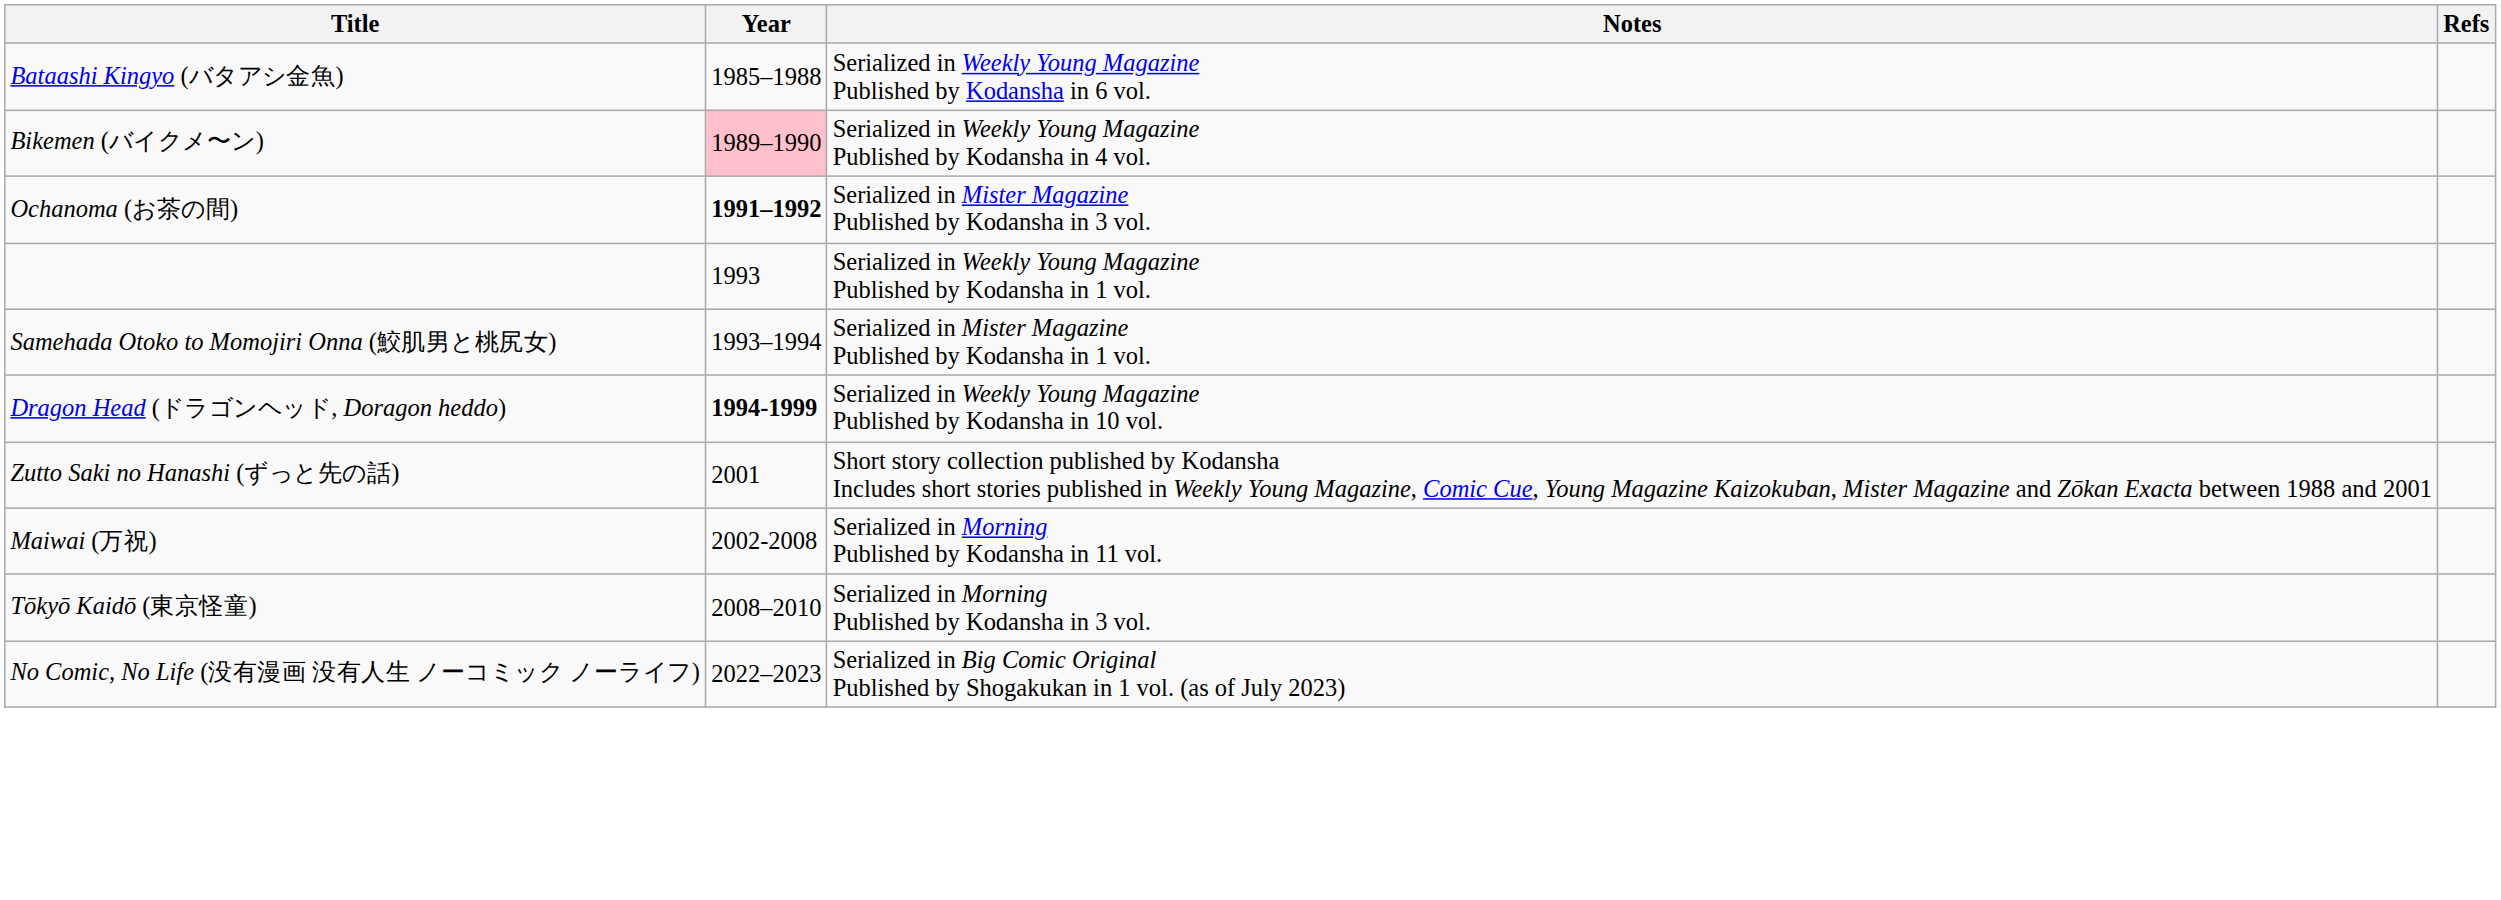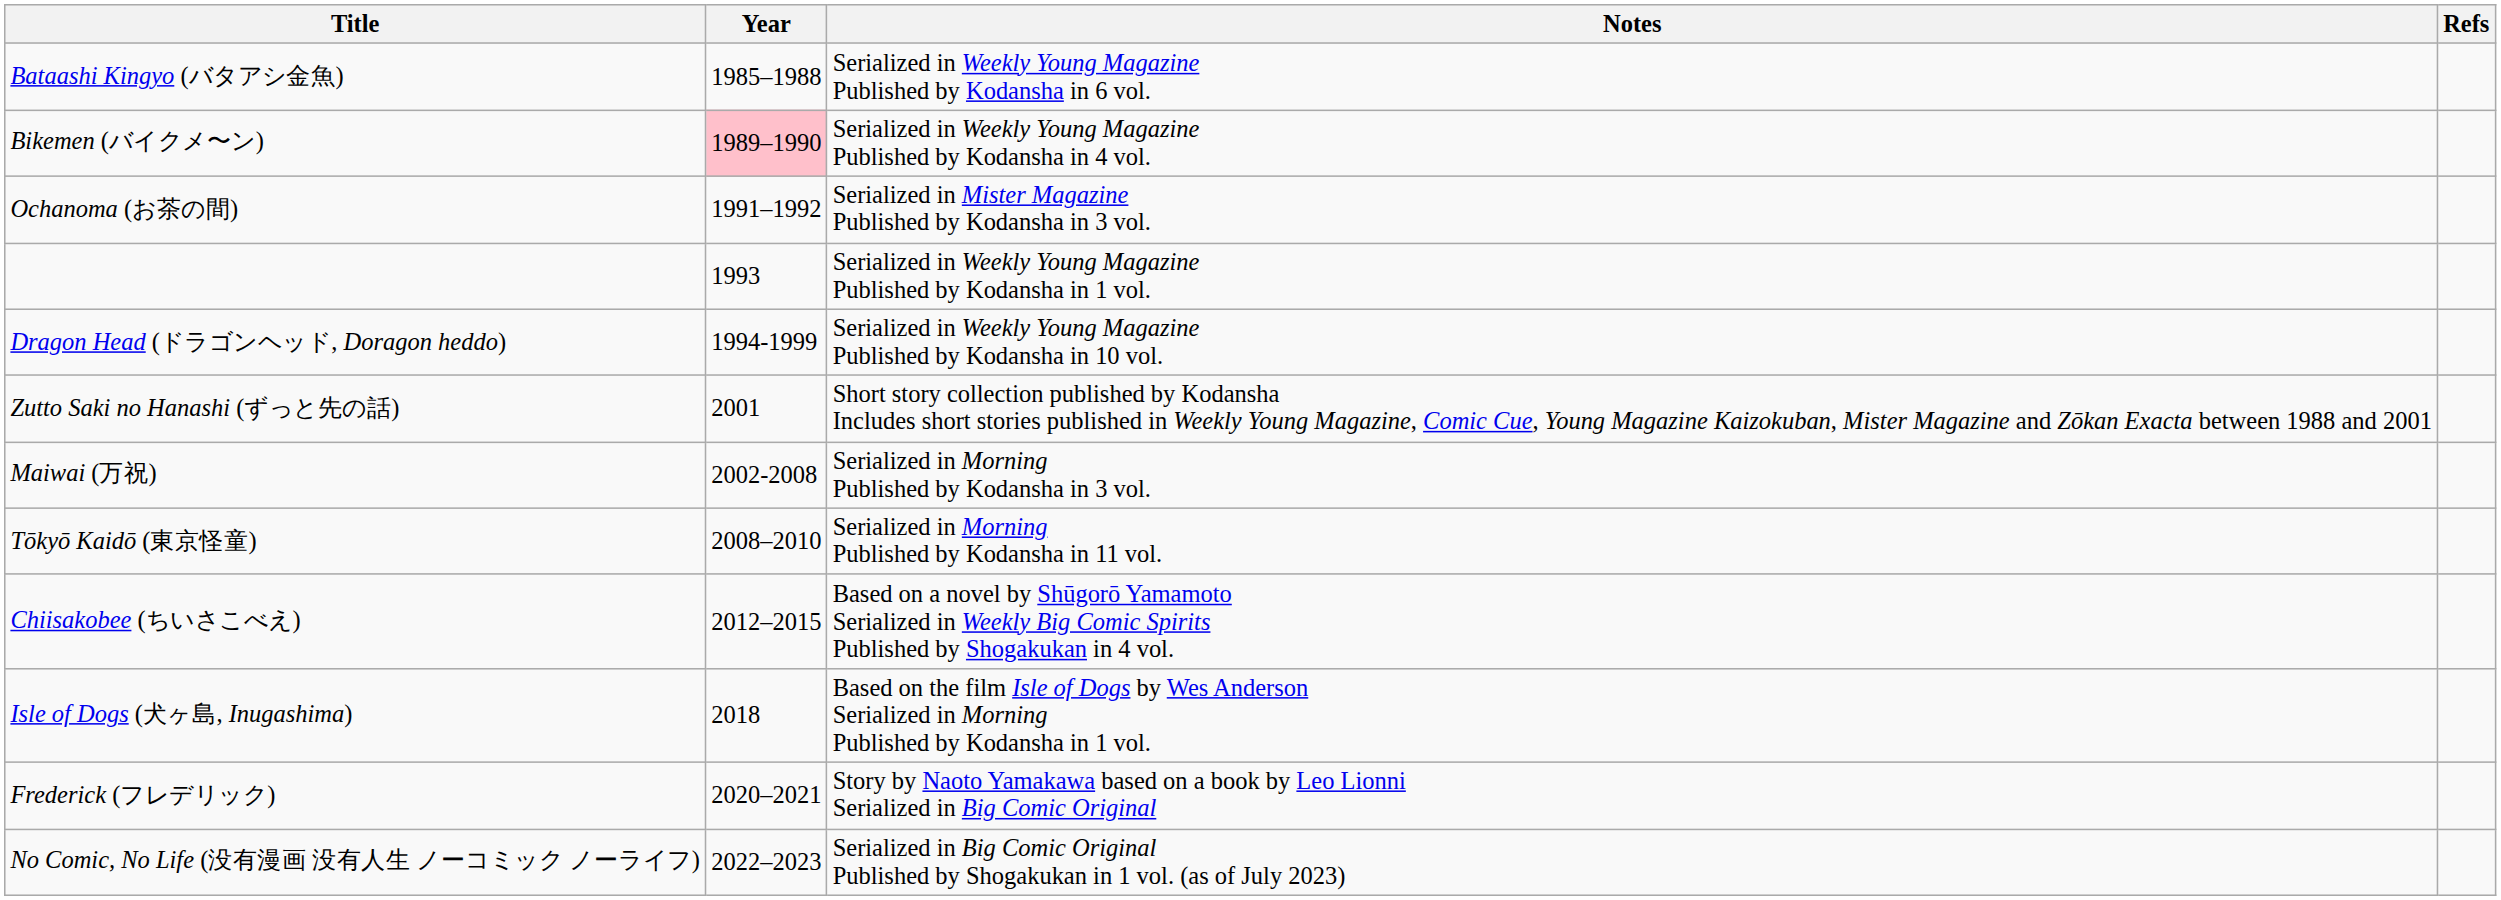(766, 209) bold -> (766, 209) normal
- row: (283, 341)
(764, 408) bold -> (764, 341) normal
(997, 541) Serialized in Morning Published by Kodansha in 11 vol. -> (992, 474) Serialized in Morning Published by Kodansha in 3 vol.
(992, 607) Serialized in Morning Published by Kodansha in 3 vol. -> (997, 541) Serialized in Morning Published by Kodansha in 11 vol.
+ row: (156, 620)
+ row: (181, 714)
+ row: (143, 794)
